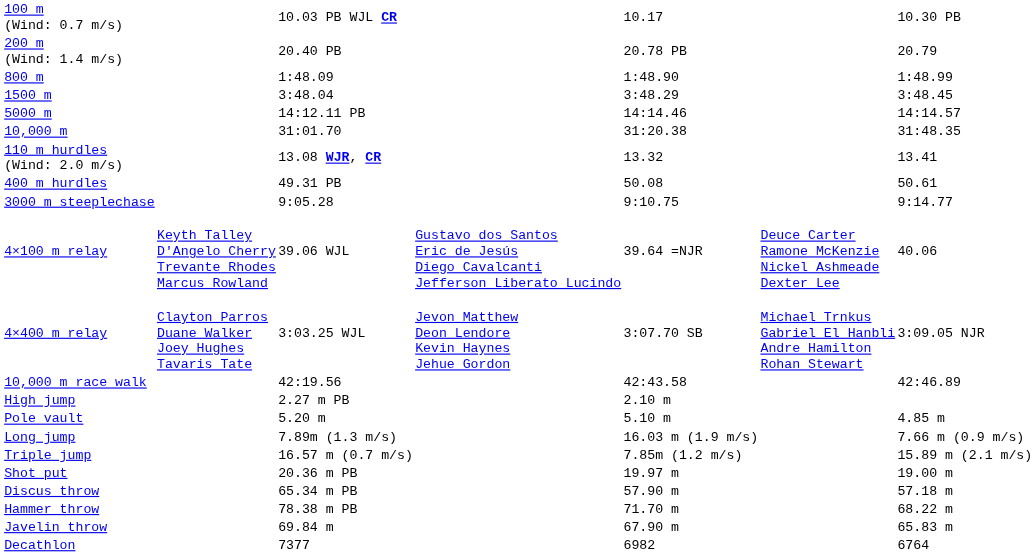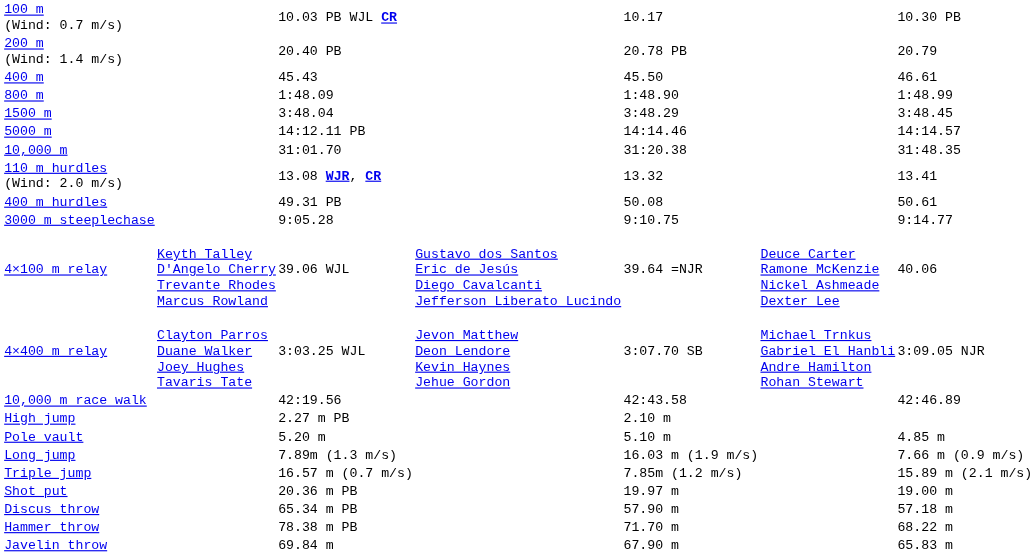+ row: (24, 78)
- row: (40, 546)
